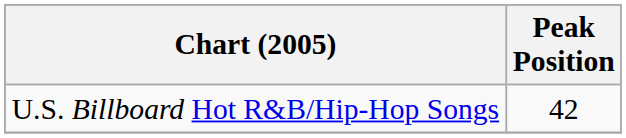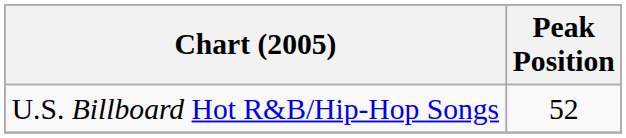(564, 108) 42 -> (564, 108) 52
